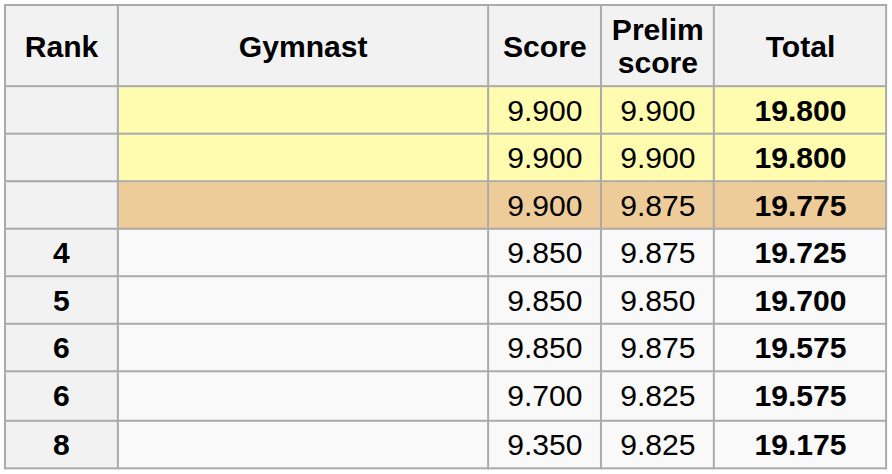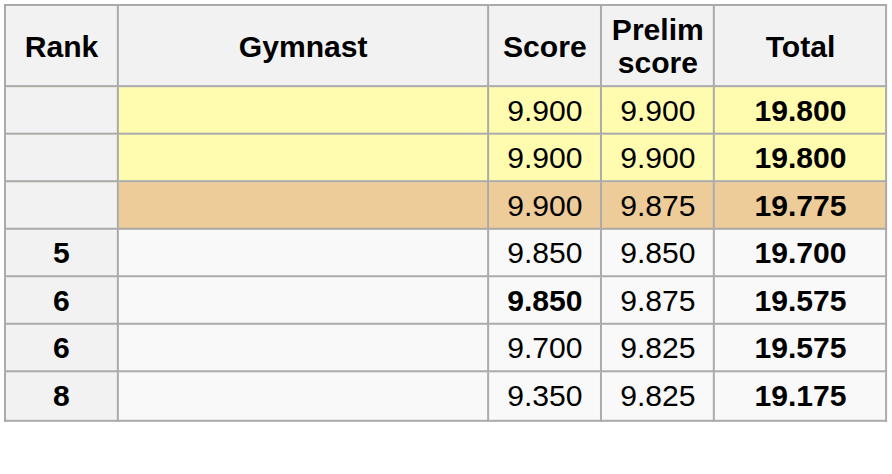- row: (61, 253)
(545, 349) normal -> (545, 301) bold
